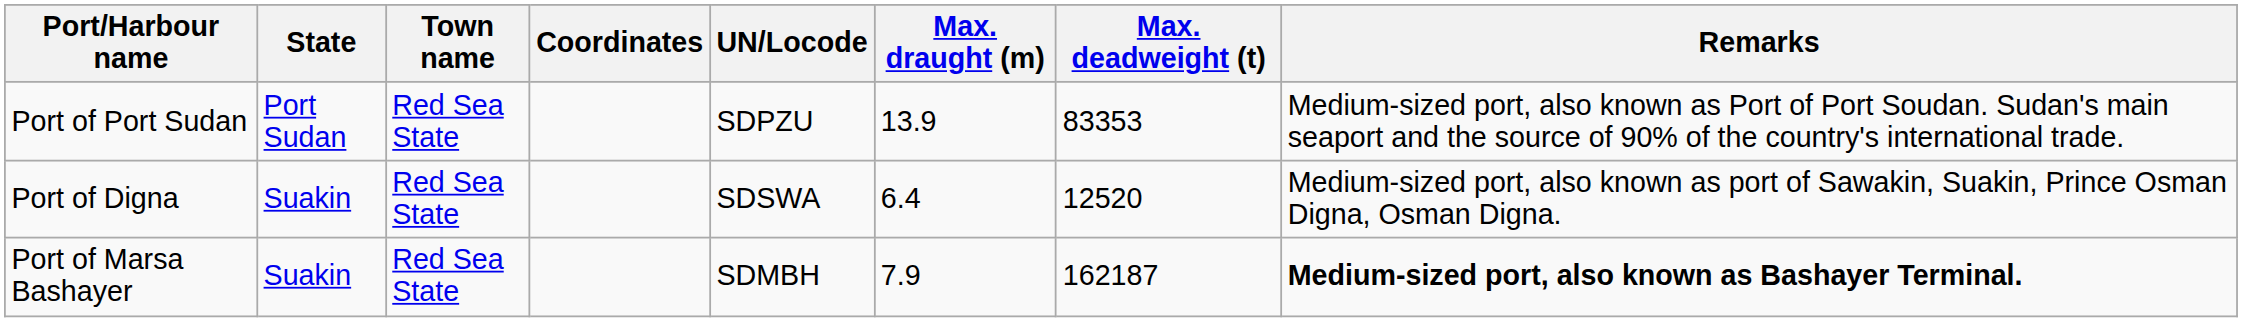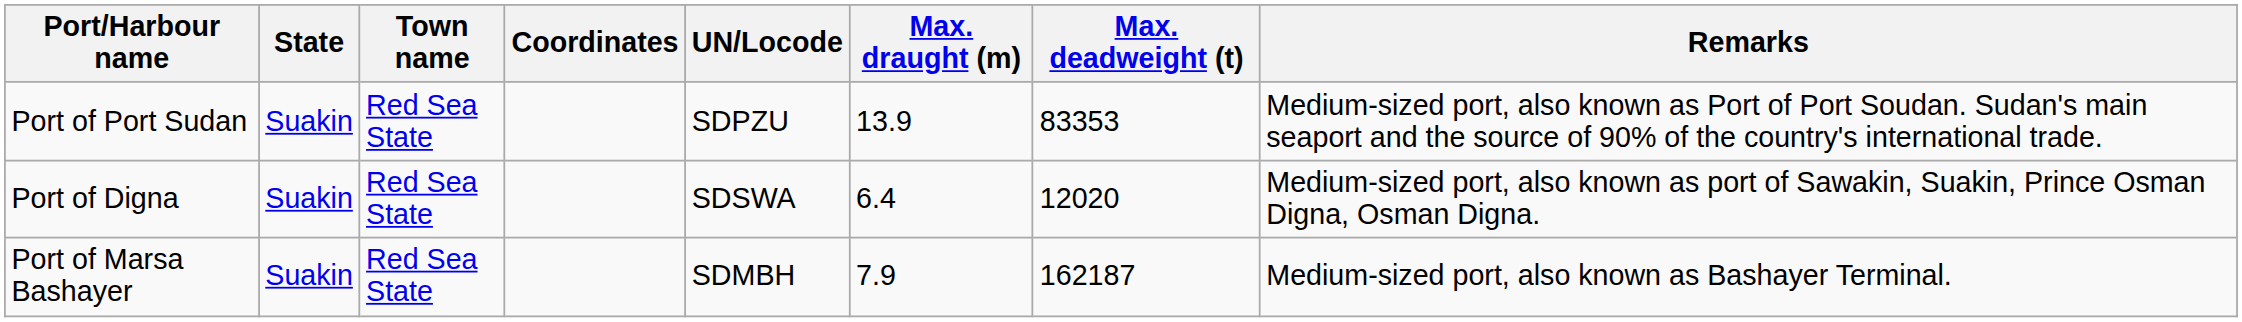(305, 120) Port Sudan -> (309, 120) Suakin
(1103, 198) 12520 -> (1080, 198) 12020
(1655, 276) bold -> (1609, 276) normal
